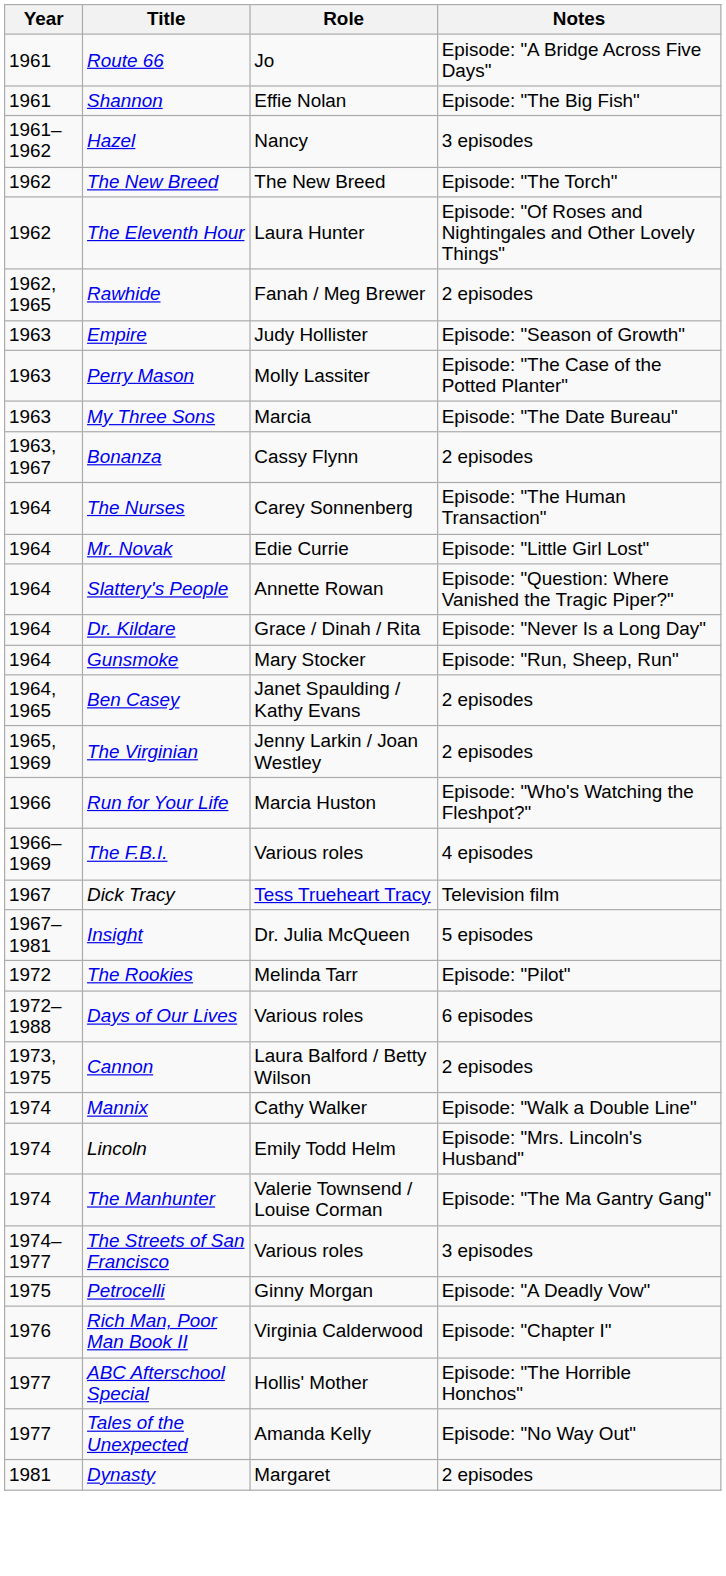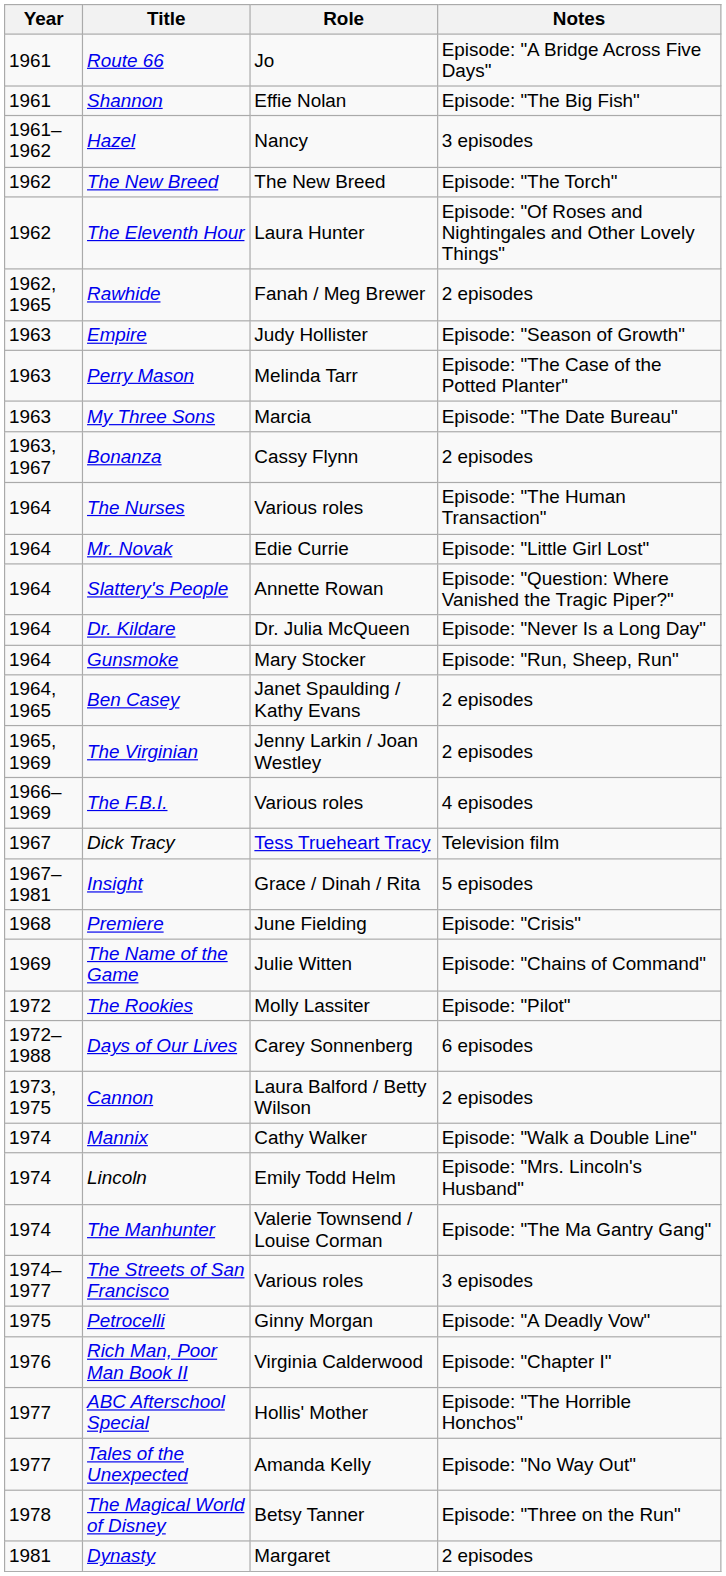(312, 375) Molly Lassiter -> (306, 375) Melinda Tarr
(334, 508) Carey Sonnenberg -> (309, 508) Various roles
(337, 629) Grace / Dinah / Rita -> (332, 629) Dr. Julia McQueen
- row: (158, 802)
(332, 935) Dr. Julia McQueen -> (337, 883) Grace / Dinah / Rita
+ row: (125, 924)
+ row: (157, 964)
(306, 975) Melinda Tarr -> (312, 1005) Molly Lassiter
(309, 1016) Various roles -> (334, 1046) Carey Sonnenberg
+ row: (166, 1515)
